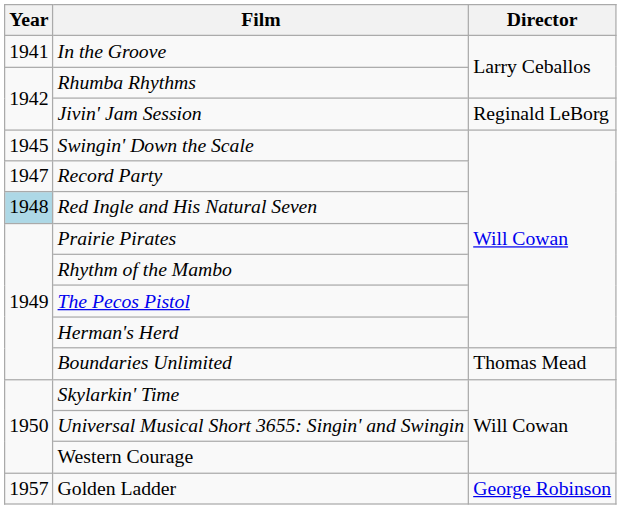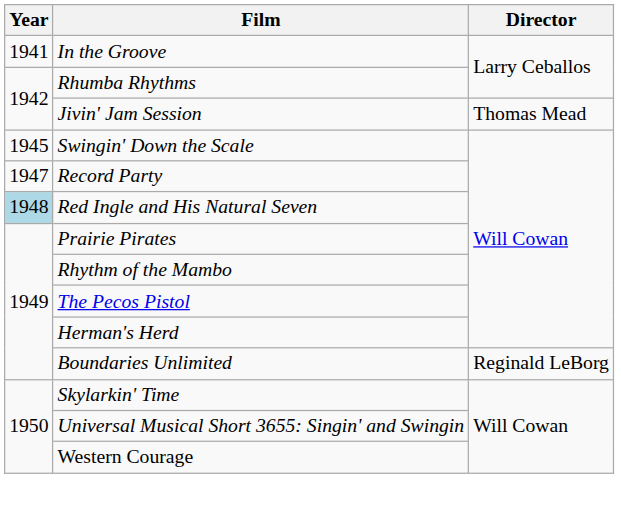(541, 113) Reginald LeBorg -> (530, 113) Thomas Mead
(530, 363) Thomas Mead -> (541, 363) Reginald LeBorg
- row: (117, 488)
